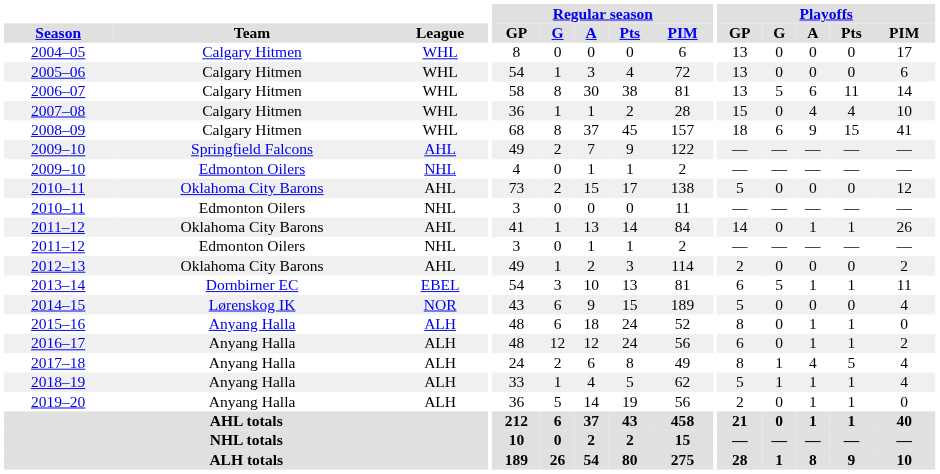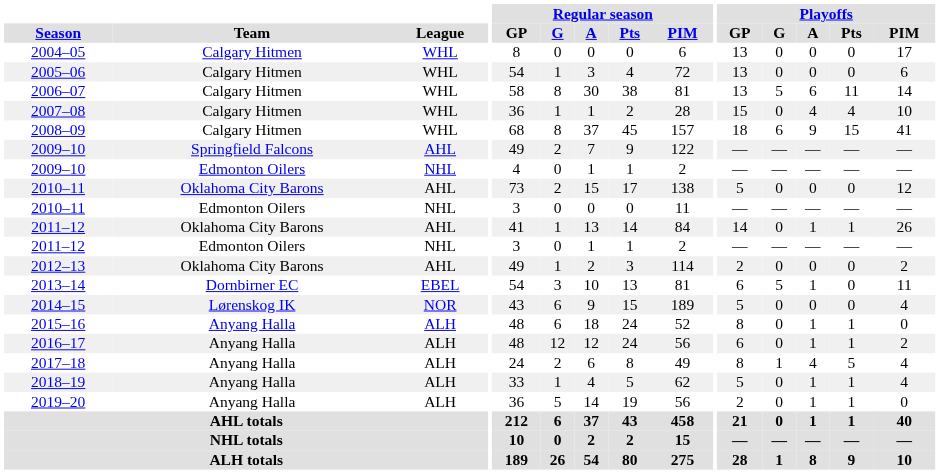(851, 285) 1 -> (851, 285) 0
(779, 382) 1 -> (779, 382) 0
